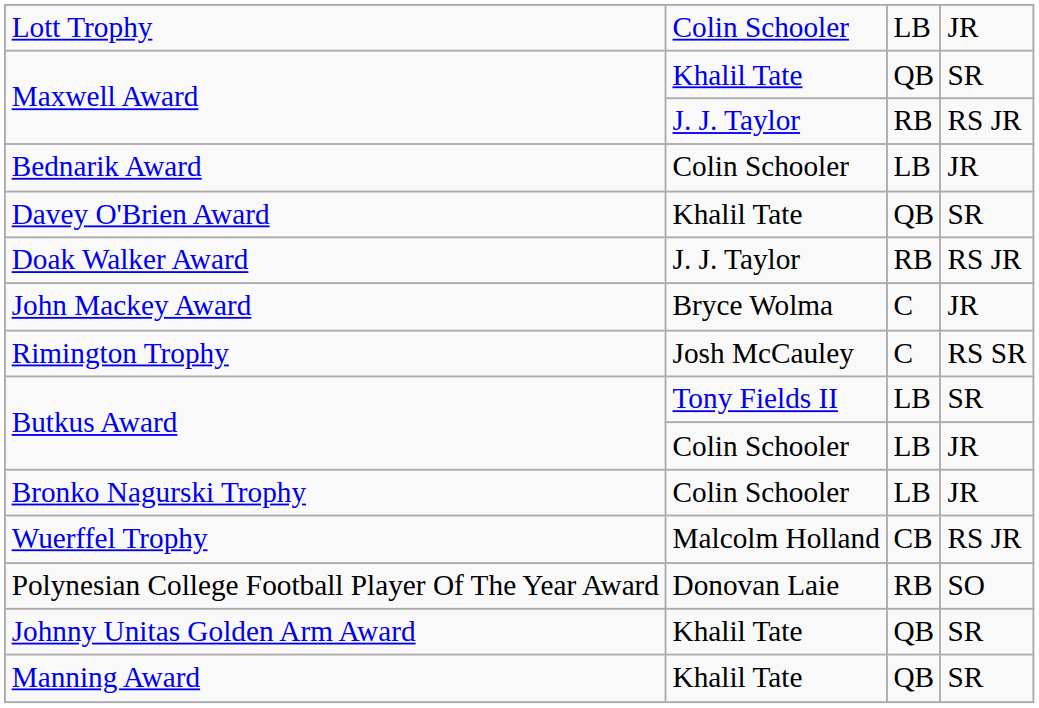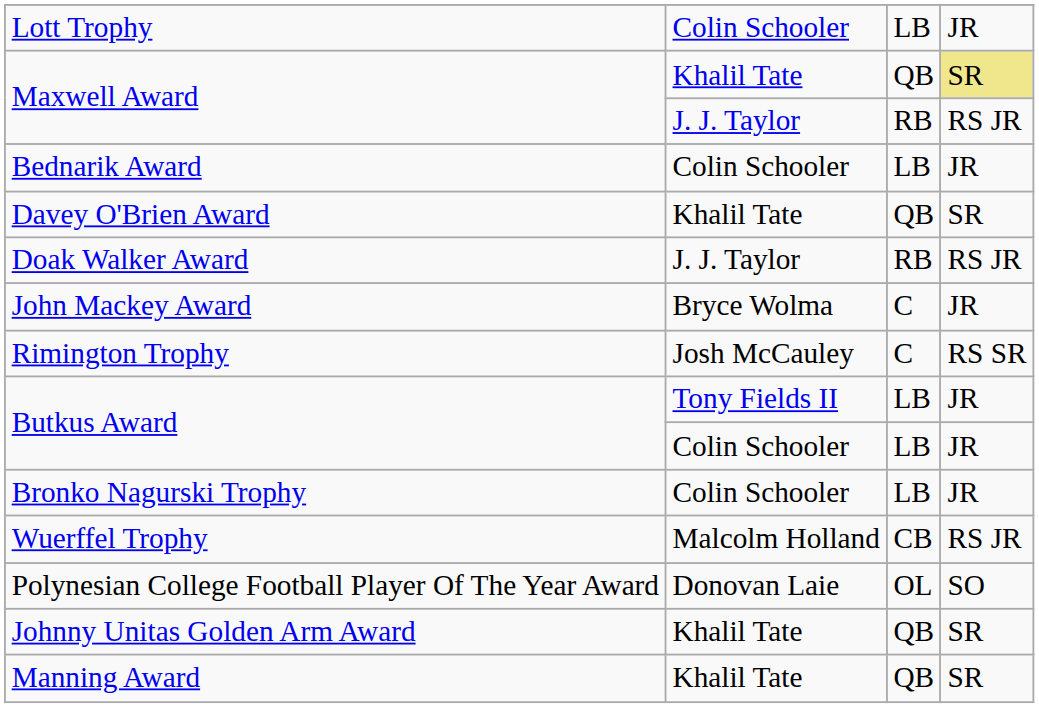(965, 74) no background -> (965, 74) khaki background
(965, 399) SR -> (963, 399) JR
(913, 584) RB -> (913, 584) OL
